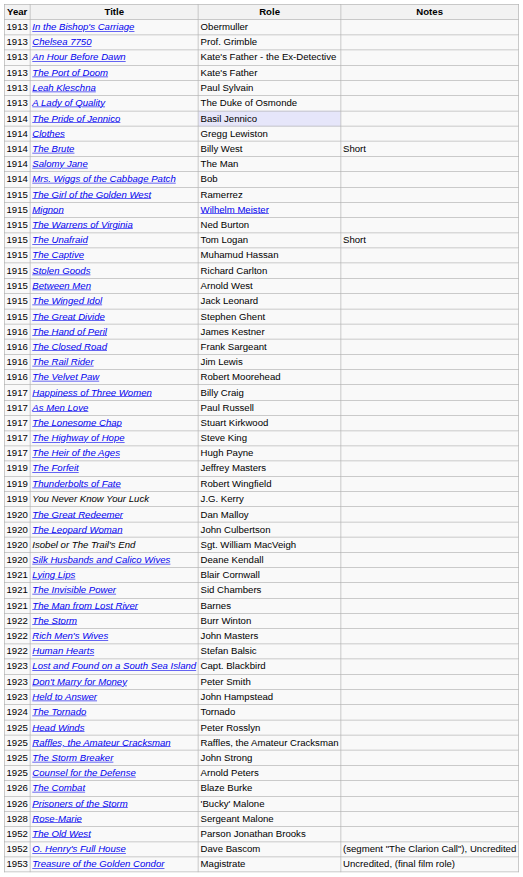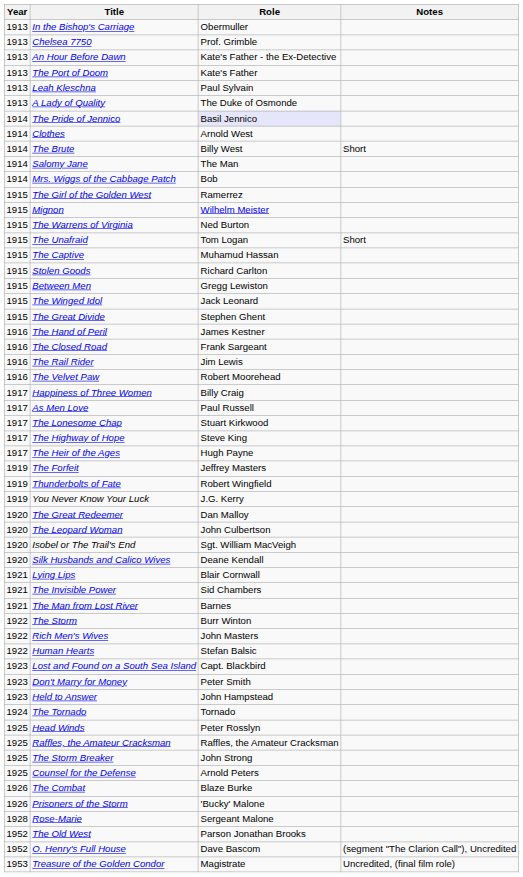(234, 133) Gregg Lewiston -> (227, 133) Arnold West
(227, 286) Arnold West -> (234, 286) Gregg Lewiston
